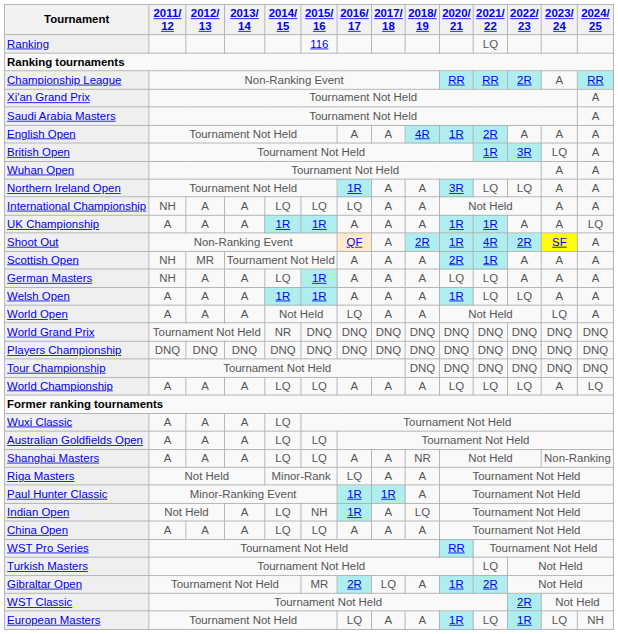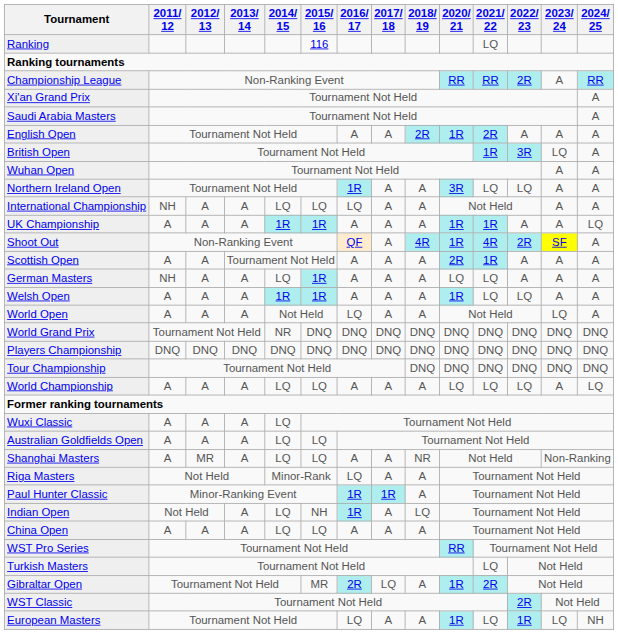(422, 134) 4R -> (422, 134) 2R
(422, 242) 2R -> (422, 242) 4R
(167, 260) NH -> (167, 260) A
(205, 260) MR -> (205, 260) A
(205, 458) A -> (205, 458) MR
